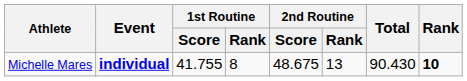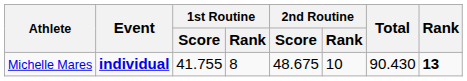(334, 64) 13 -> (334, 64) 10
(431, 64) 10 -> (431, 64) 13
